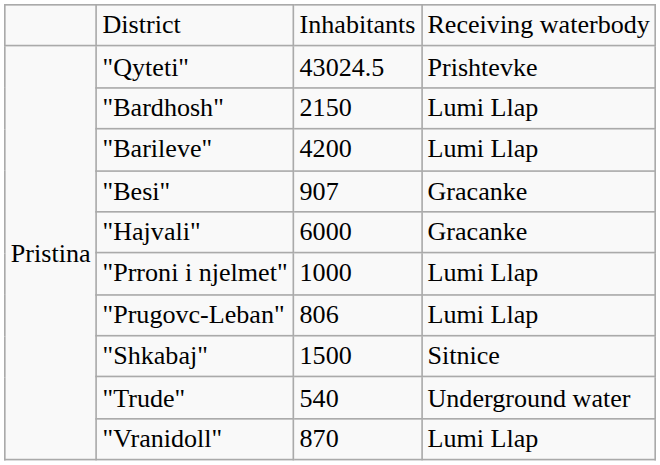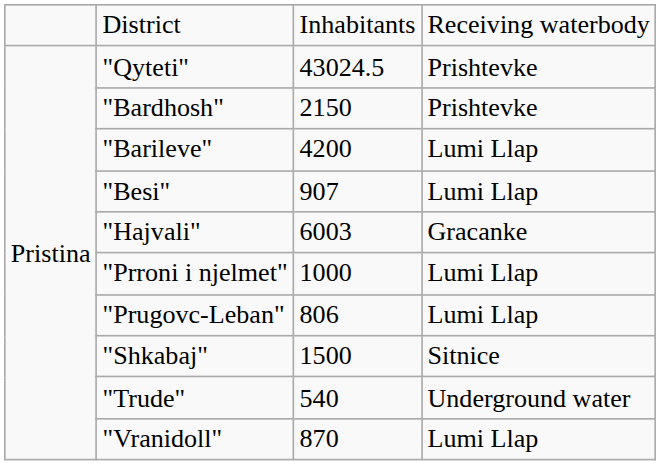(483, 107) Lumi Llap -> (483, 107) Prishtevke
(477, 190) Gracanke -> (483, 190) Lumi Llap
(326, 231) 6000 -> (326, 231) 6003
